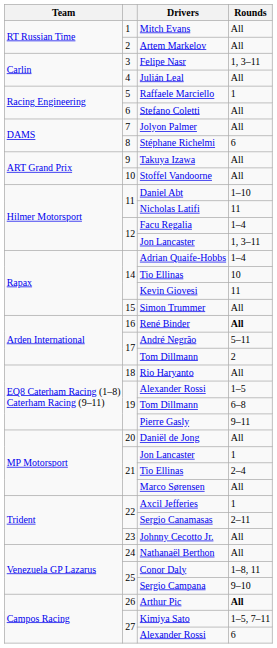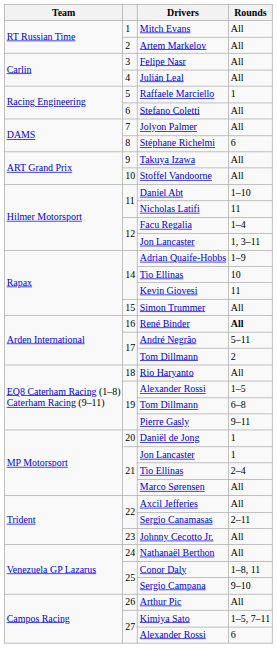(246, 61) 1, 3–11 -> (237, 61) All
(238, 257) 1–4 -> (238, 257) 1–9
(237, 438) All -> (233, 438) 1
(233, 503) 1 -> (237, 503) All
(237, 601) bold -> (237, 601) normal
